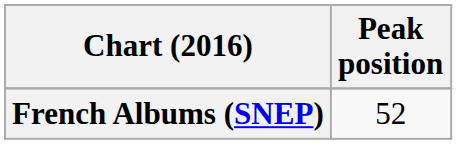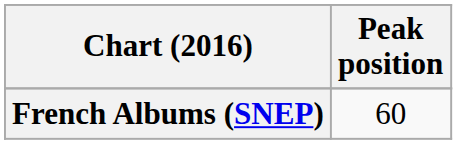(391, 113) 52 -> (391, 113) 60
